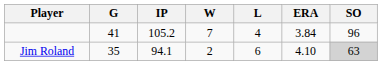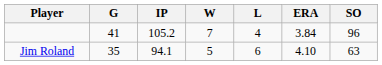(210, 51) 2 -> (210, 51) 5
(354, 51) lightgrey background -> (354, 51) no background
